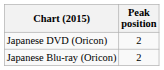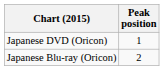(139, 40) 2 -> (139, 40) 1
